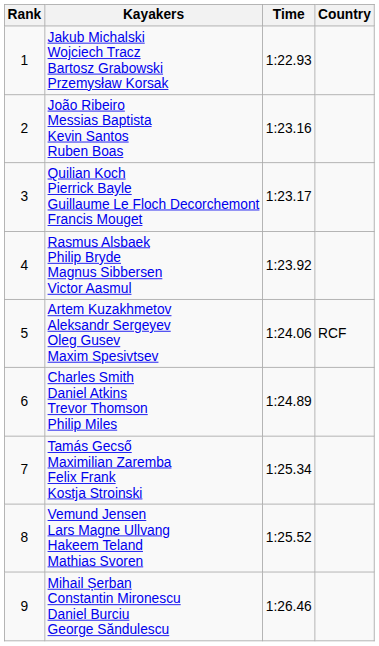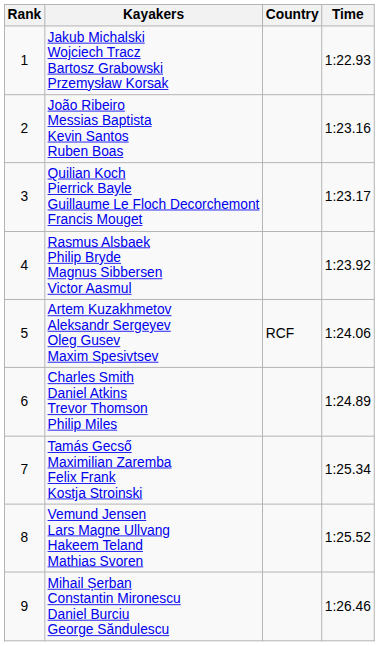columns swapped: (344, 15) <-> (289, 15)
